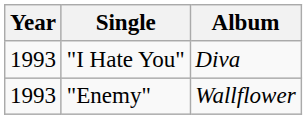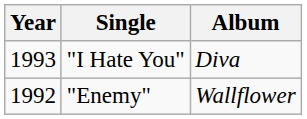(33, 95) 1993 -> (33, 95) 1992
